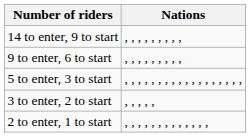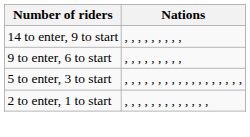- row: (60, 100)
